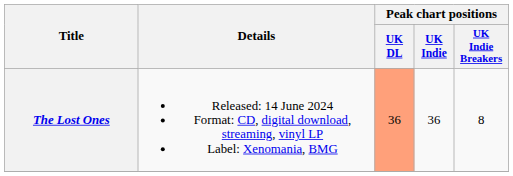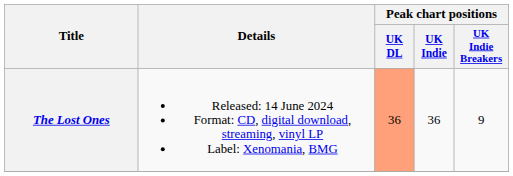(481, 120) 8 -> (481, 120) 9
